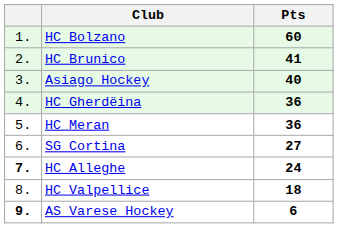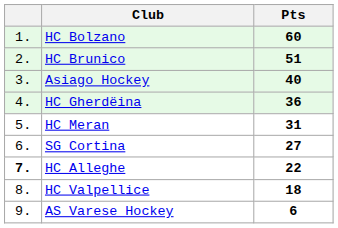(293, 59) 41 -> (293, 59) 51
(293, 125) 36 -> (293, 125) 31
(293, 168) 24 -> (293, 168) 22
(23, 212) bold -> (23, 212) normal
